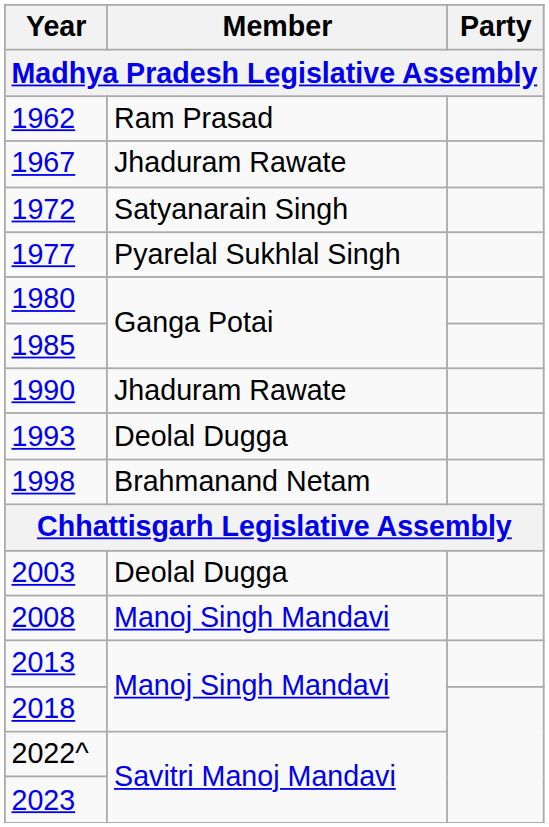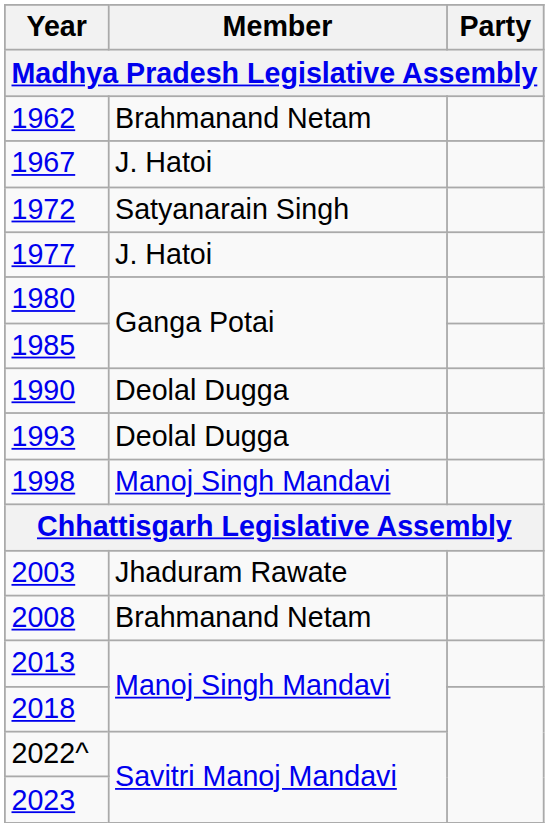(194, 118) Ram Prasad -> (243, 118) Brahmanand Netam
(230, 163) Jhaduram Rawate -> (164, 163) J. Hatoi
(257, 254) Pyarelal Sukhlal Singh -> (164, 254) J. Hatoi
(230, 390) Jhaduram Rawate -> (202, 390) Deolal Dugga
(242, 481) Brahmanand Netam -> (253, 481) Manoj Singh Mandavi
(201, 572) Deolal Dugga -> (231, 572) Jhaduram Rawate
(252, 617) Manoj Singh Mandavi -> (243, 617) Brahmanand Netam
